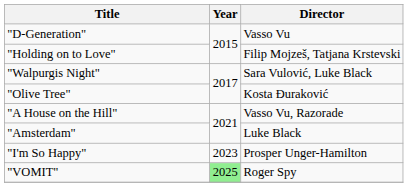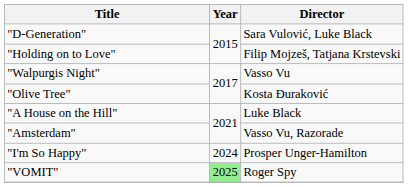(267, 34) Vasso Vu -> (308, 34) Sara Vulović, Luke Black
(308, 73) Sara Vulović, Luke Black -> (267, 73) Vasso Vu
(293, 113) Vasso Vu, Razorade -> (272, 113) Luke Black
(272, 133) Luke Black -> (293, 133) Vasso Vu, Razorade
(225, 152) 2023 -> (225, 152) 2024
